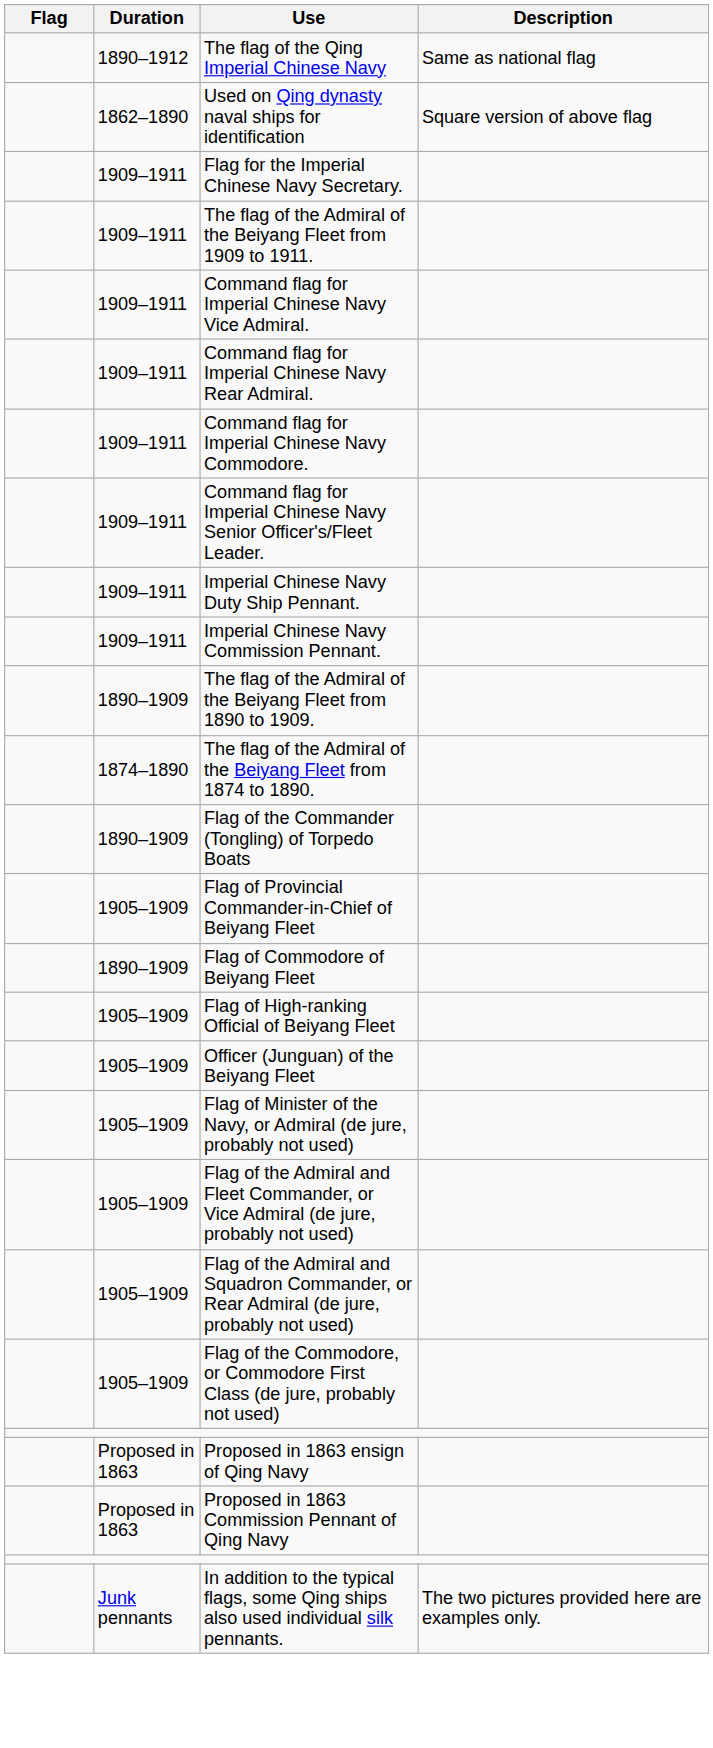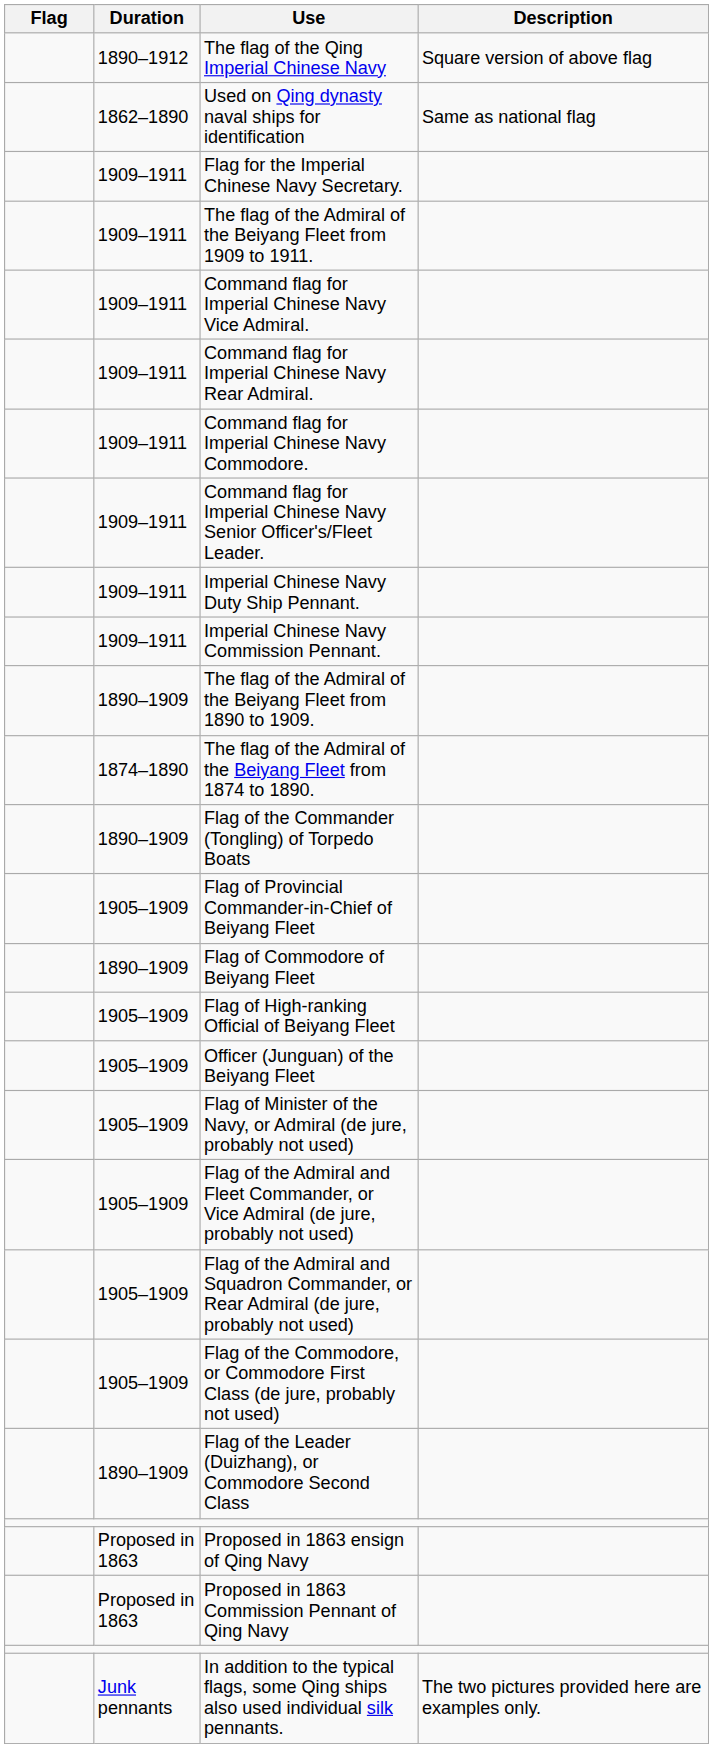(509, 57) Same as national flag -> (537, 57) Square version of above flag
(537, 116) Square version of above flag -> (509, 116) Same as national flag
+ row: (143, 1473)
